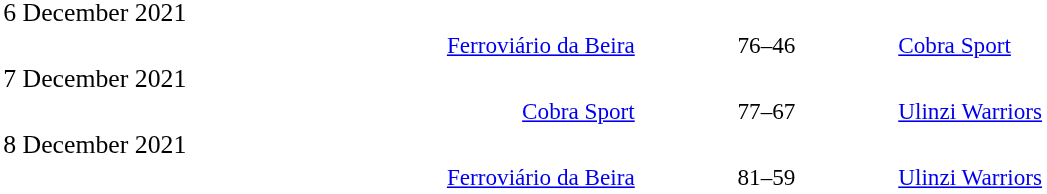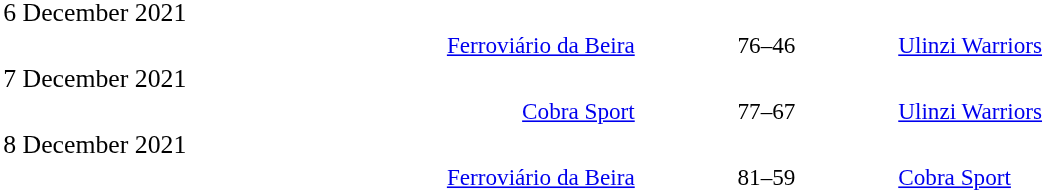(955, 45) Cobra Sport -> (970, 45) Ulinzi Warriors
(970, 177) Ulinzi Warriors -> (955, 177) Cobra Sport
